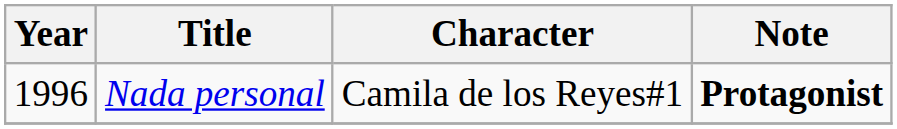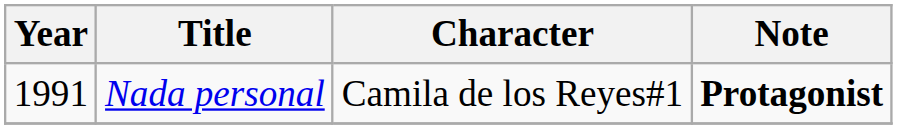(51, 92) 1996 -> (51, 92) 1991
